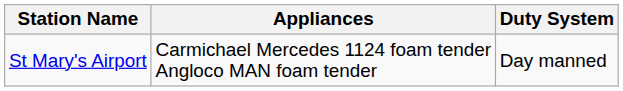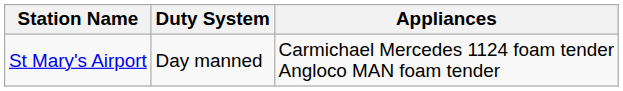columns swapped: (557, 19) <-> (323, 19)
